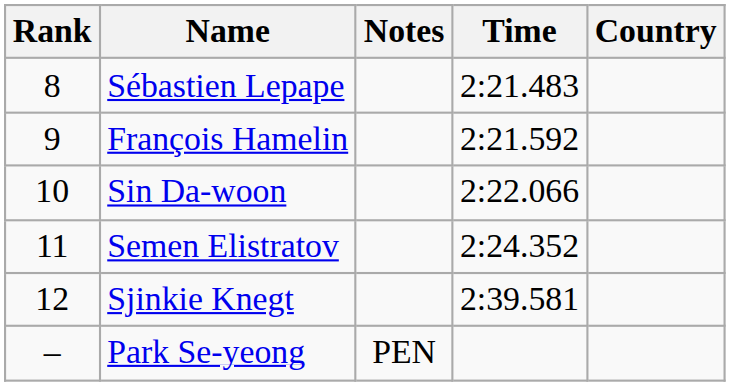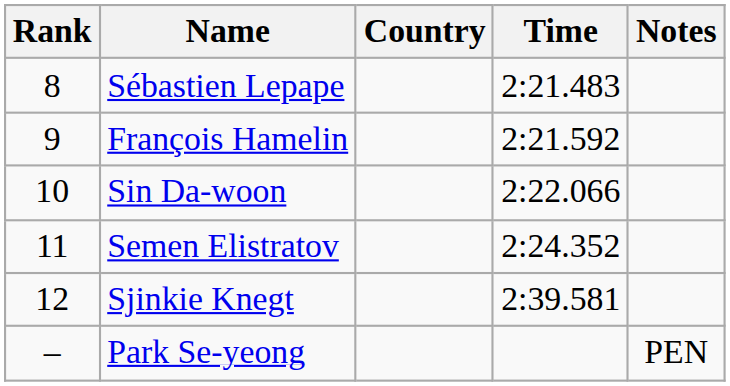columns swapped: (656, 31) <-> (404, 31)
